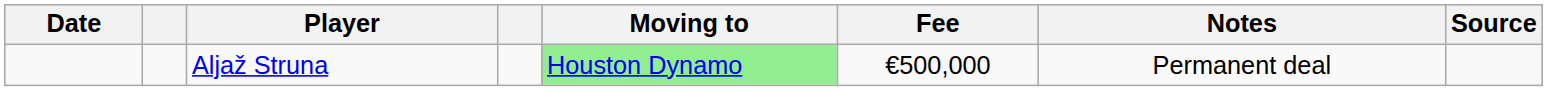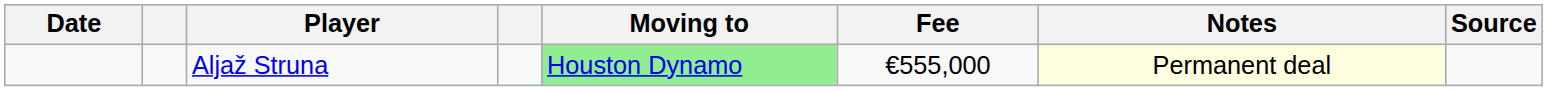(938, 64) €500,000 -> (938, 64) €555,000
(1242, 64) no background -> (1242, 64) lightyellow background
